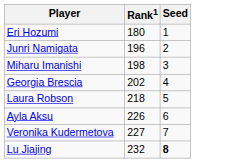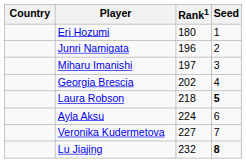+ column: (30, 14)
(136, 65) 198 -> (187, 65) 197
(166, 99) normal -> (217, 99) bold
(136, 116) 226 -> (187, 116) 224
